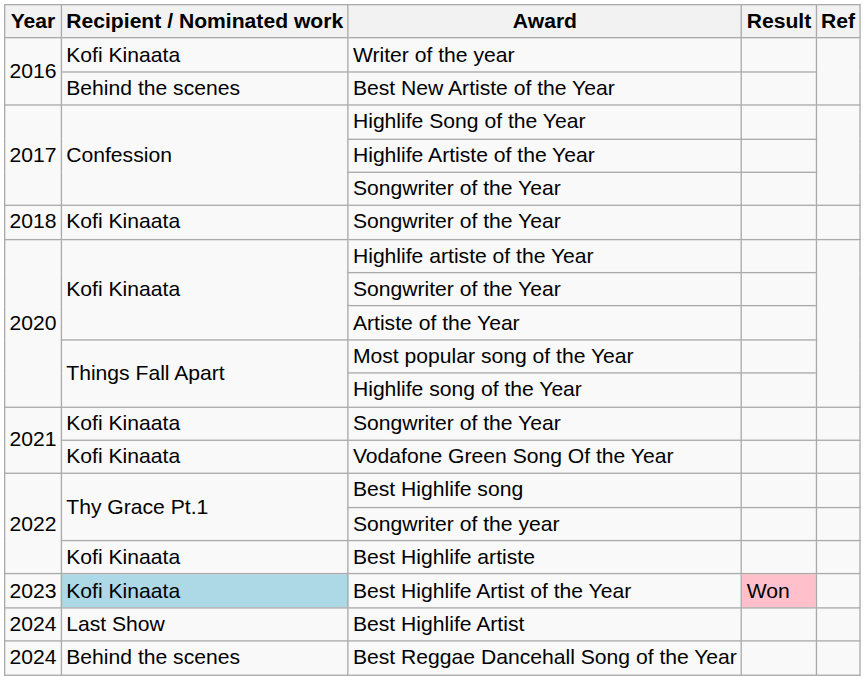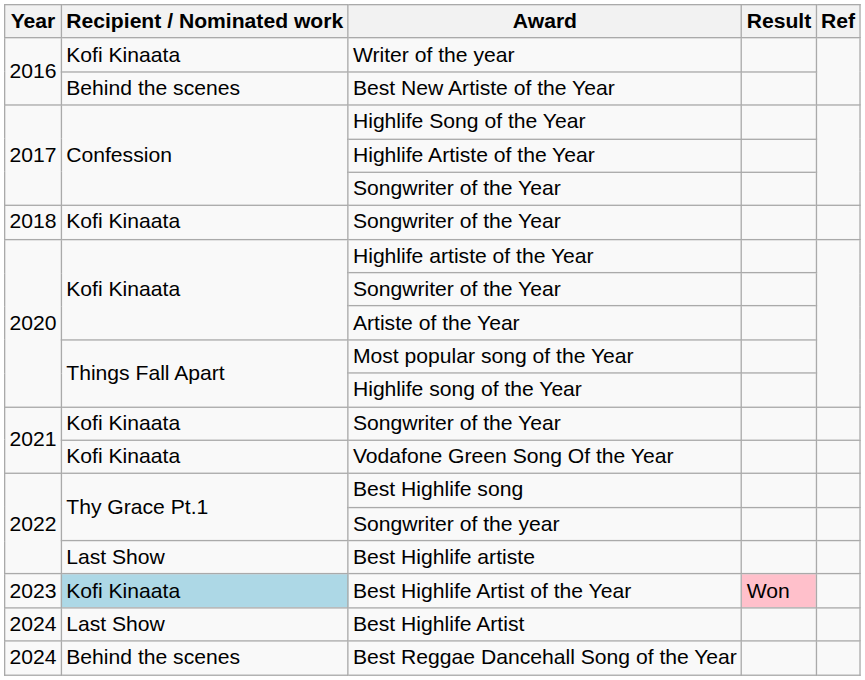(123, 557) Kofi Kinaata -> (116, 557) Last Show
